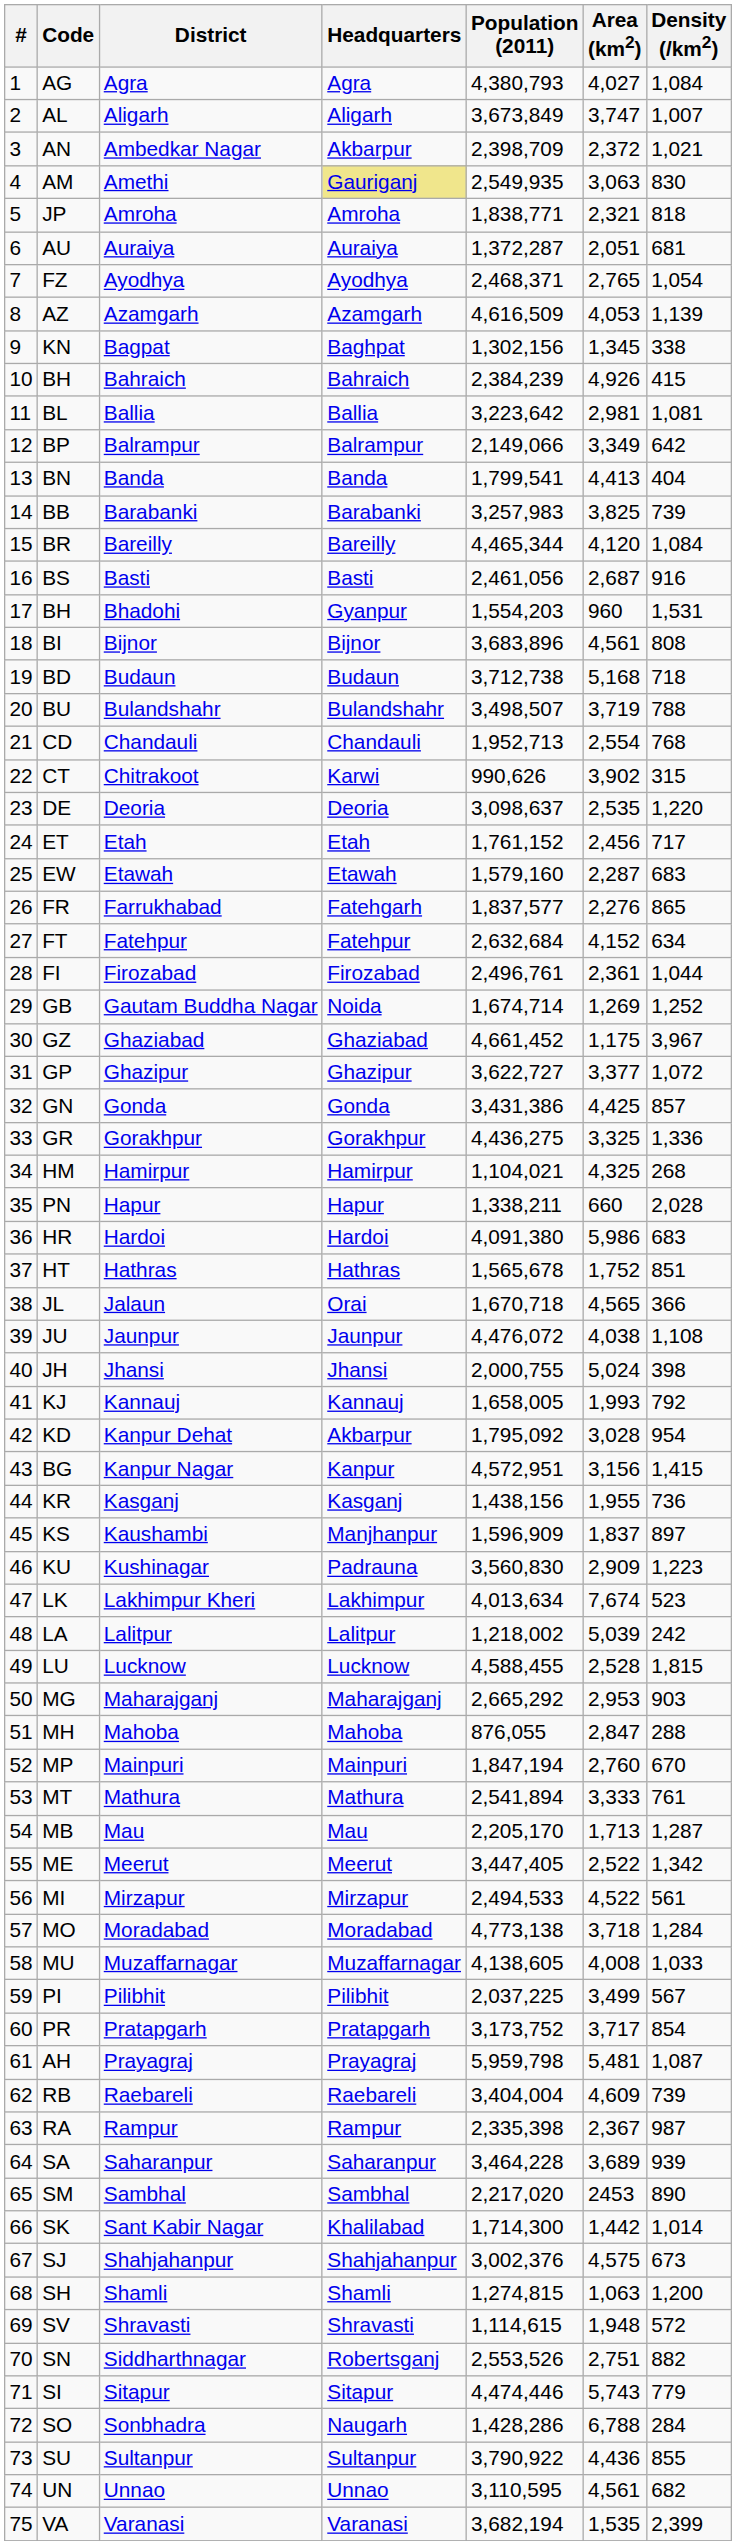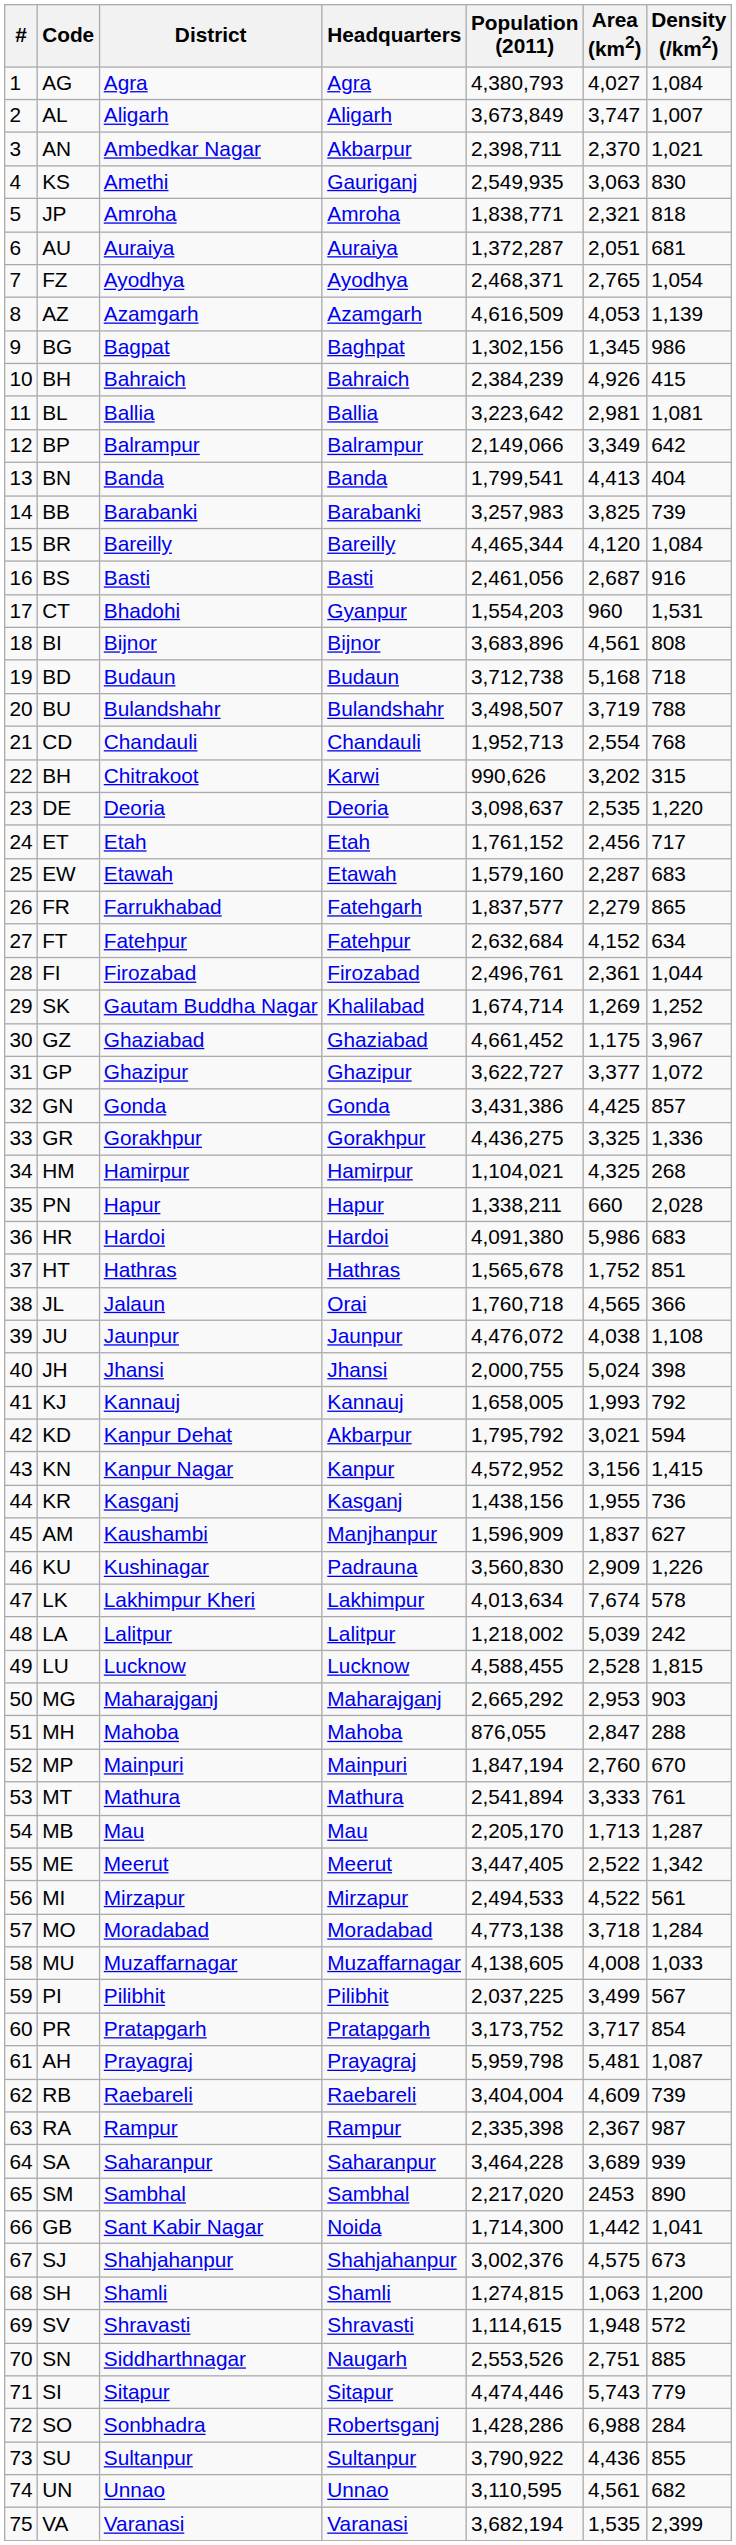(517, 148) 2,398,709 -> (516, 148) 2,398,711
(614, 148) 2,372 -> (614, 148) 2,370
(58, 181) AM -> (56, 181) KS
(372, 181) khaki background -> (372, 181) no background
(57, 346) KN -> (57, 346) BG
(668, 346) 338 -> (668, 346) 986
(57, 610) BH -> (56, 610) CT
(56, 775) CT -> (57, 775) BH
(614, 775) 3,902 -> (614, 775) 3,202
(614, 907) 2,276 -> (614, 907) 2,279
(57, 1006) GB -> (56, 1006) SK
(354, 1006) Noida -> (376, 1006) Khalilabad
(517, 1303) 1,670,718 -> (517, 1303) 1,760,718
(517, 1435) 1,795,092 -> (517, 1435) 1,795,792
(614, 1435) 3,028 -> (614, 1435) 3,021
(668, 1435) 954 -> (668, 1435) 594
(57, 1468) BG -> (57, 1468) KN
(517, 1468) 4,572,951 -> (517, 1468) 4,572,952
(56, 1534) KS -> (58, 1534) AM
(668, 1534) 897 -> (668, 1534) 627
(677, 1567) 1,223 -> (677, 1567) 1,226
(668, 1600) 523 -> (668, 1600) 578
(56, 2227) SK -> (57, 2227) GB
(376, 2227) Khalilabad -> (354, 2227) Noida
(677, 2227) 1,014 -> (677, 2227) 1,041
(383, 2359) Robertsganj -> (367, 2359) Naugarh
(668, 2359) 882 -> (668, 2359) 885
(367, 2425) Naugarh -> (383, 2425) Robertsganj
(614, 2425) 6,788 -> (614, 2425) 6,988
